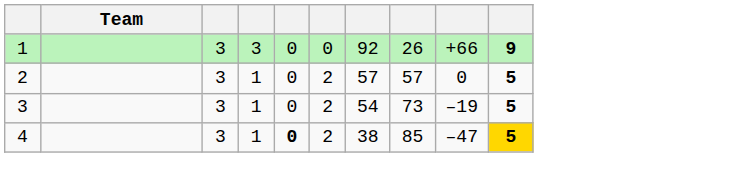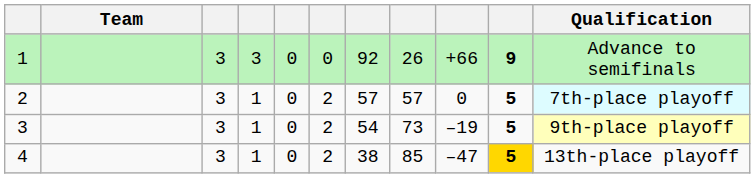+ column: (642, 19)
(292, 137) bold -> (292, 158) normal
